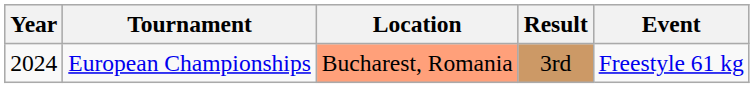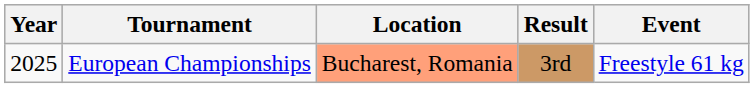(34, 62) 2024 -> (34, 62) 2025
